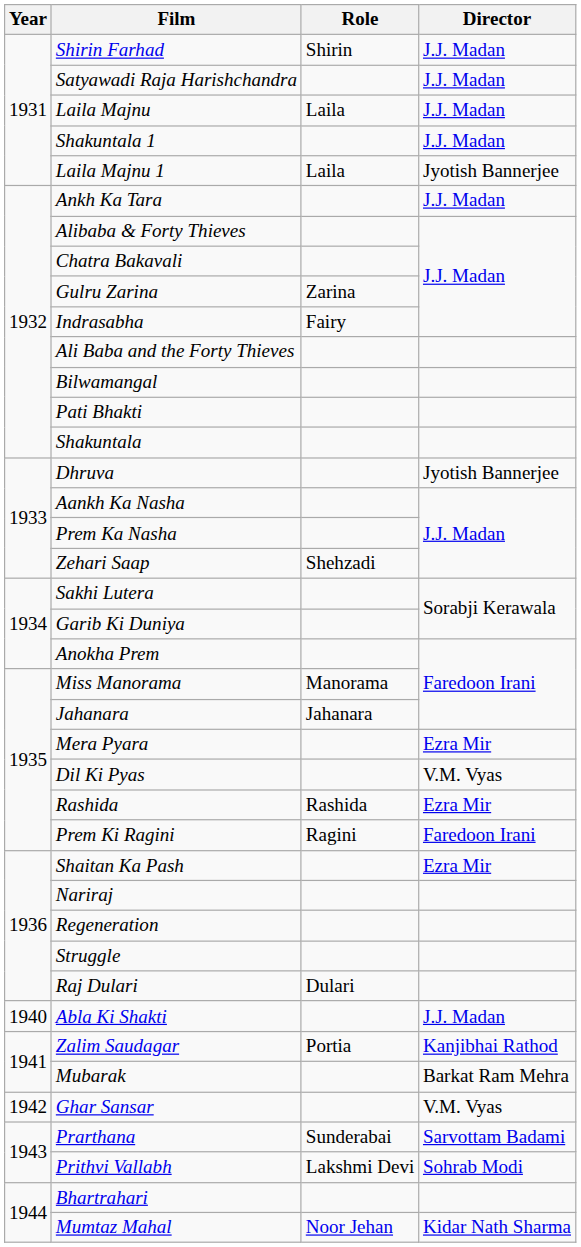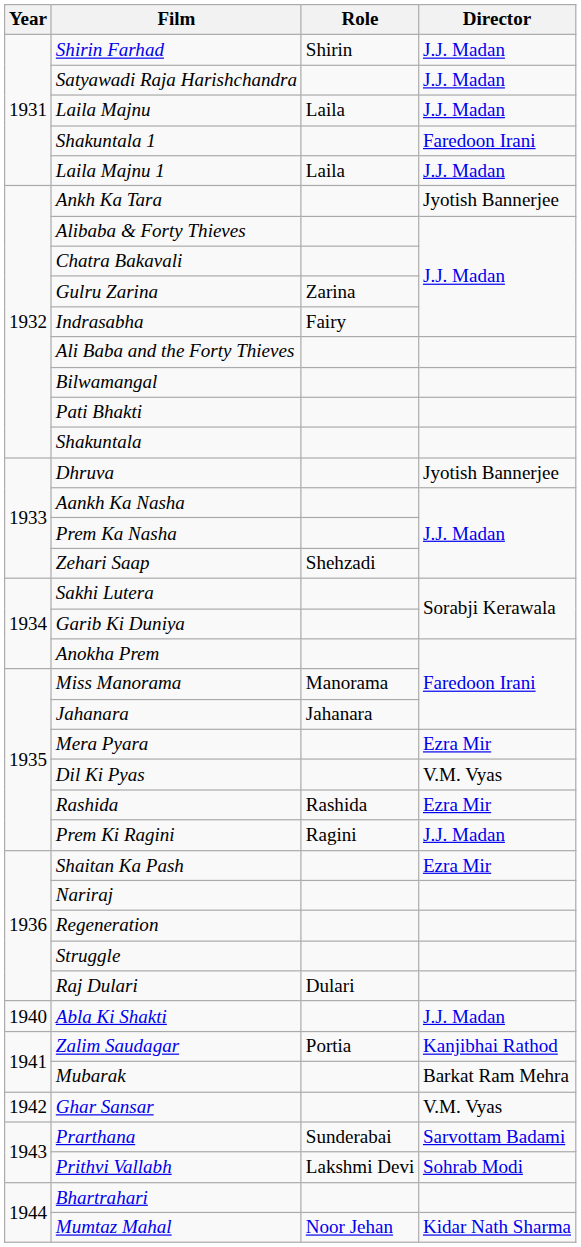(464, 140) J.J. Madan -> (479, 140) Faredoon Irani
(491, 170) Jyotish Bannerjee -> (464, 170) J.J. Madan
(464, 200) J.J. Madan -> (491, 200) Jyotish Bannerjee
(479, 834) Faredoon Irani -> (464, 834) J.J. Madan
